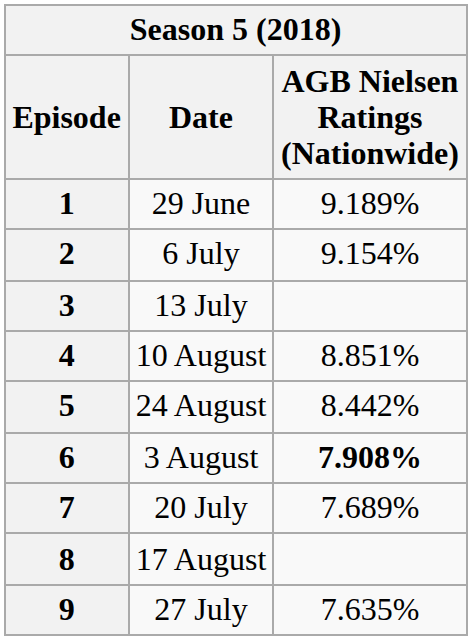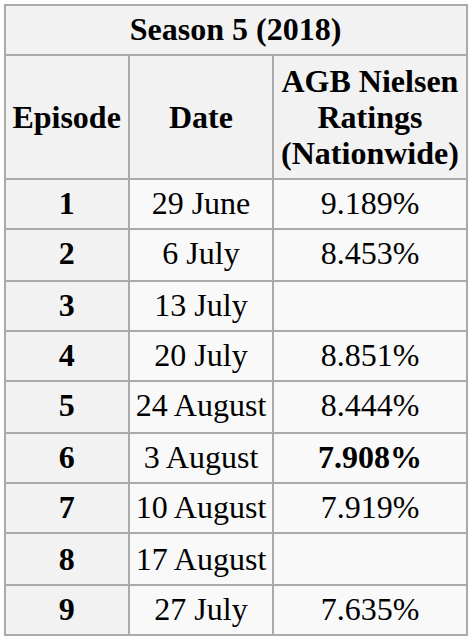(370, 254) 9.154% -> (370, 254) 8.453%
(201, 355) 10 August -> (201, 355) 20 July
(370, 406) 8.442% -> (370, 406) 8.444%
(201, 507) 20 July -> (201, 507) 10 August
(370, 507) 7.689% -> (370, 507) 7.919%
